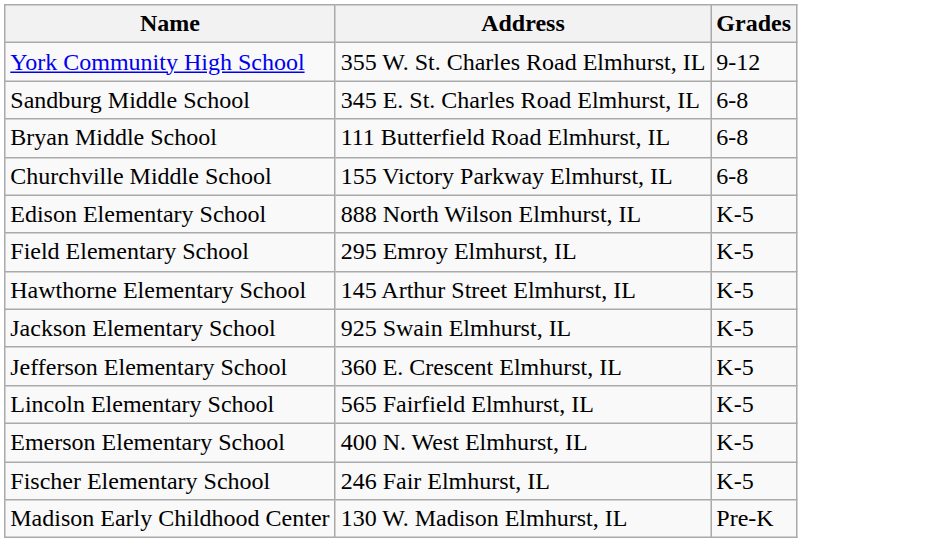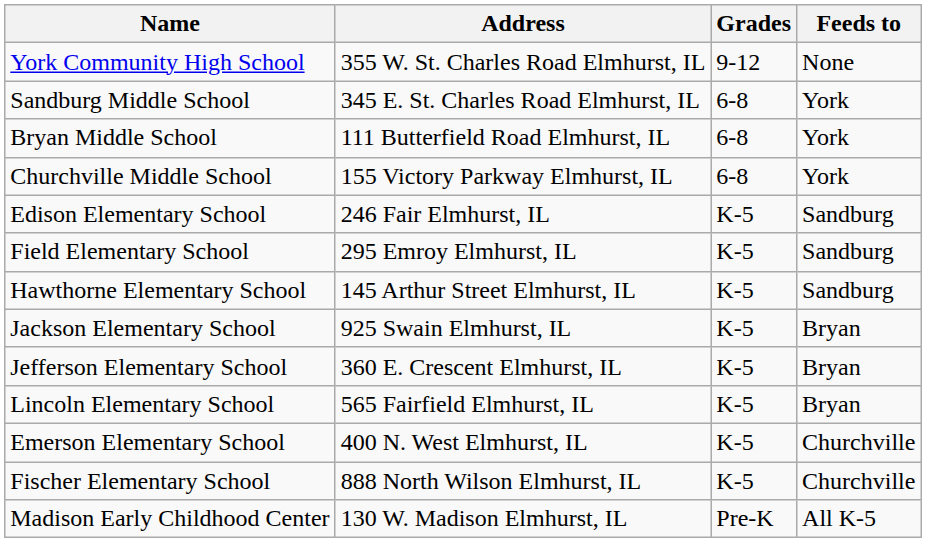+ column: (859, 23)
(491, 213) 888 North Wilson Elmhurst, IL -> (445, 213) 246 Fair Elmhurst, IL
(445, 480) 246 Fair Elmhurst, IL -> (491, 480) 888 North Wilson Elmhurst, IL
